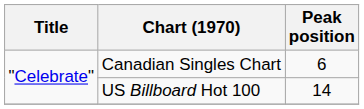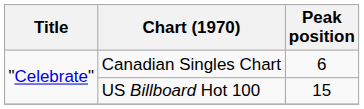(322, 90) 14 -> (322, 90) 15
